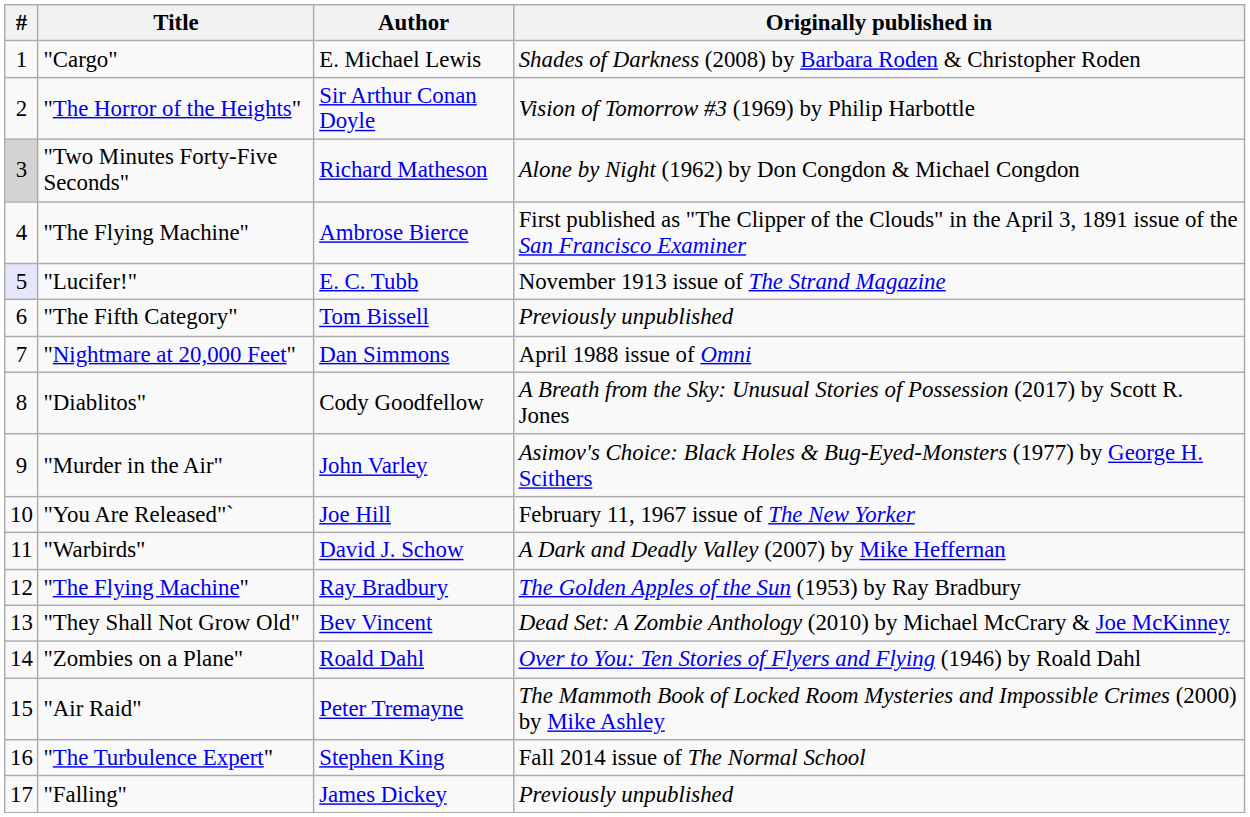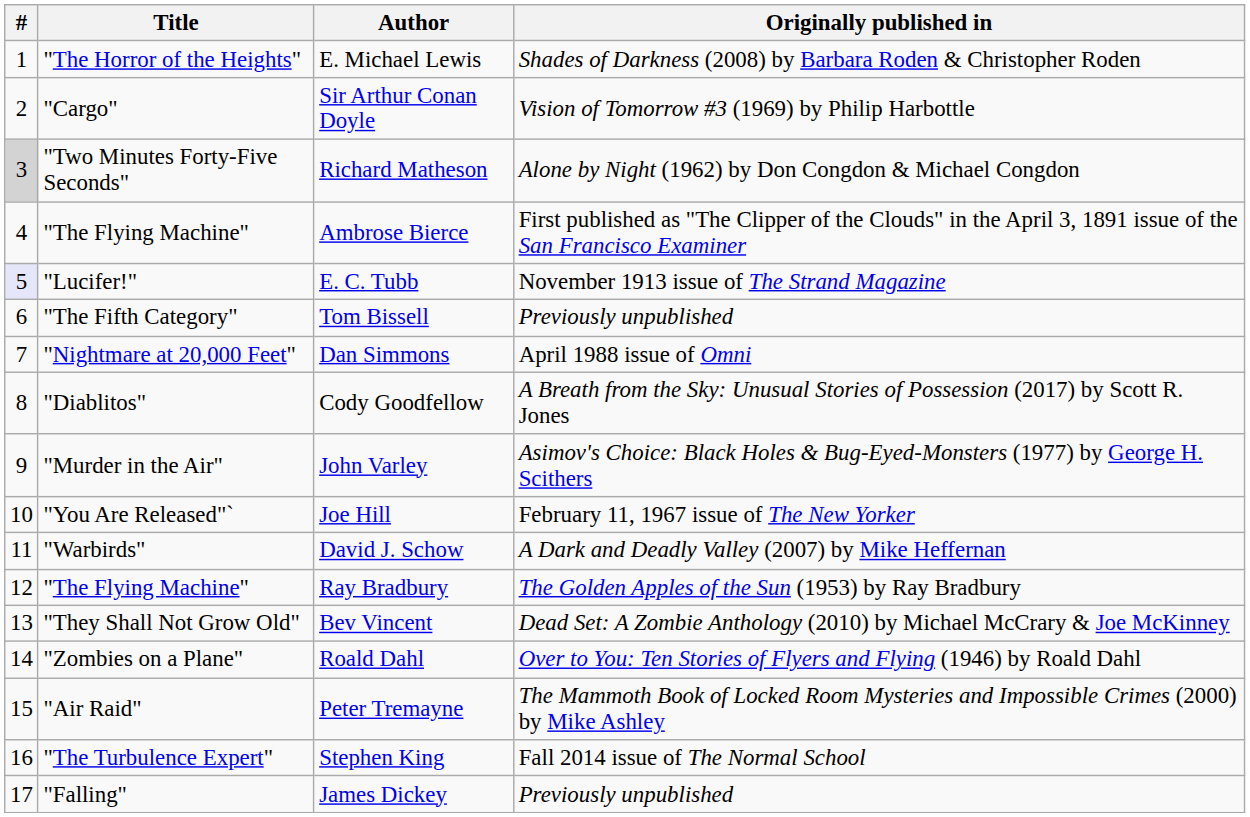(81, 58) "Cargo" -> (172, 58) "The Horror of the Heights"
(172, 108) "The Horror of the Heights" -> (81, 108) "Cargo"
